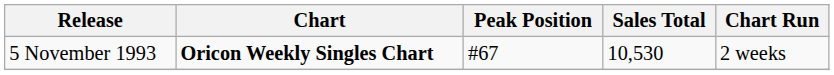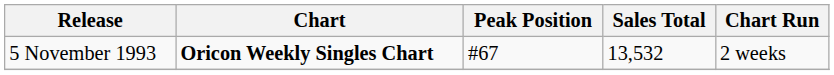(635, 52) 10,530 -> (635, 52) 13,532
